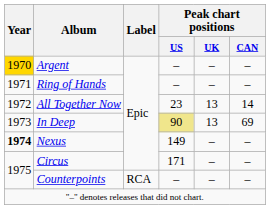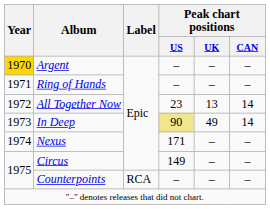(212, 122) 13 -> (212, 122) 49
(247, 122) 69 -> (247, 122) 14
(19, 141) bold -> (19, 141) normal
(176, 141) 149 -> (176, 141) 171
(176, 160) 171 -> (176, 160) 149
